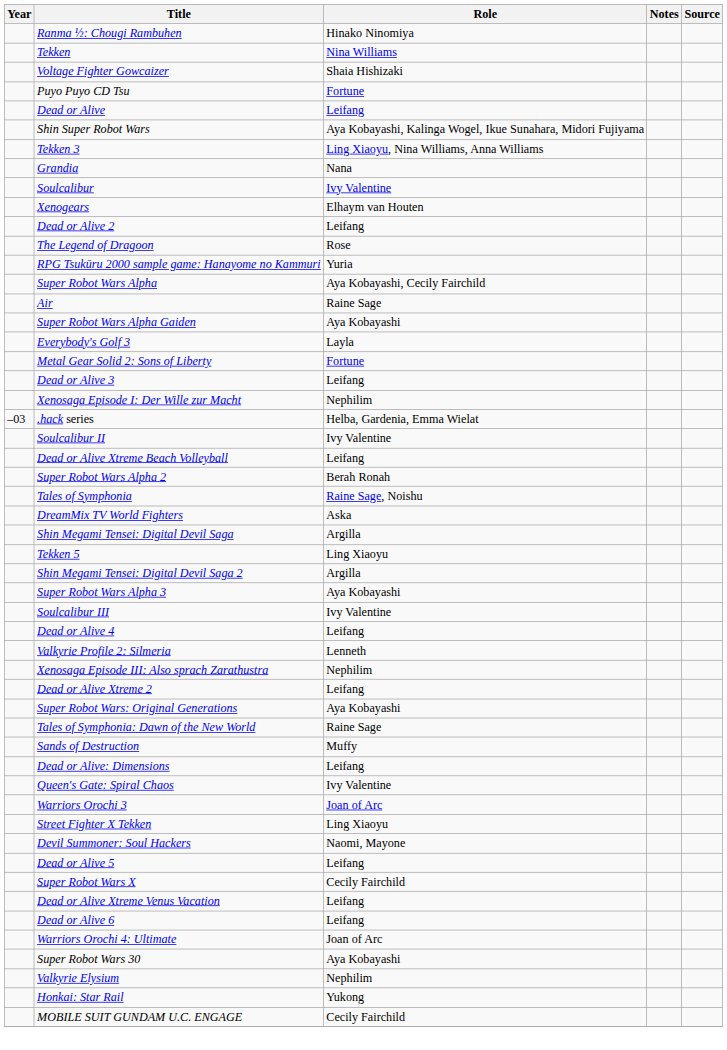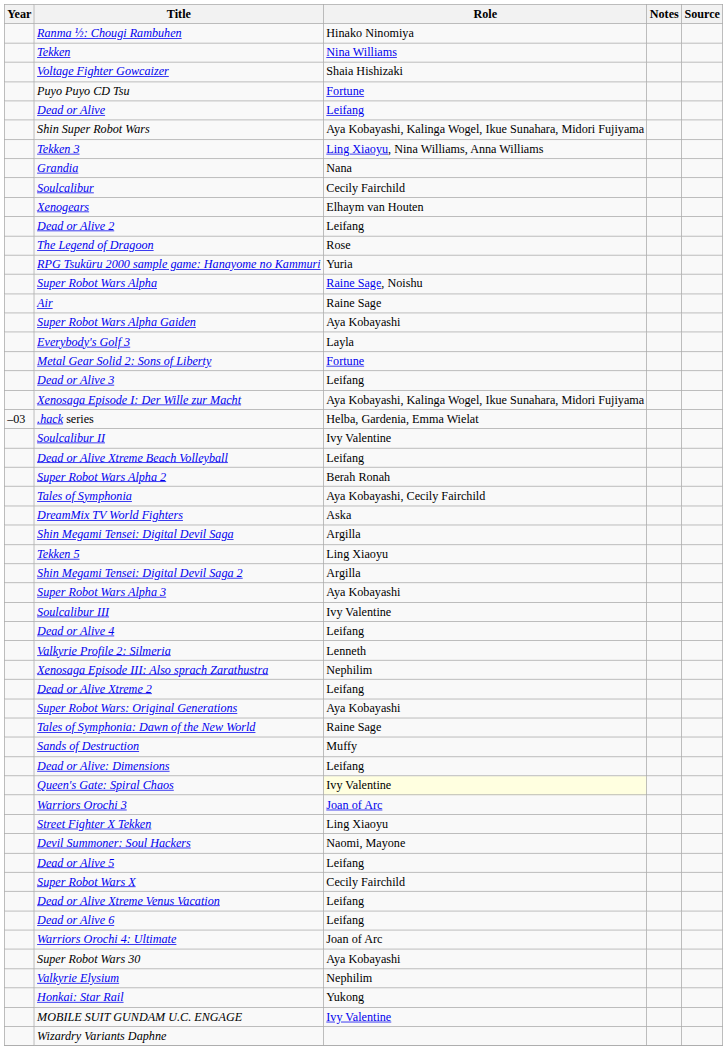(359, 187) Ivy Valentine -> (366, 187) Cecily Fairchild
(406, 284) Aya Kobayashi, Cecily Fairchild -> (374, 284) Raine Sage, Noishu
(349, 399) Nephilim -> (485, 399) Aya Kobayashi, Kalinga Wogel, Ikue Sunahara, Midori Fujiyama
(374, 496) Raine Sage, Noishu -> (406, 496) Aya Kobayashi, Cecily Fairchild
(359, 785) no background -> (359, 785) lightyellow background
(366, 1016) Cecily Fairchild -> (359, 1016) Ivy Valentine
+ row: (102, 1036)
